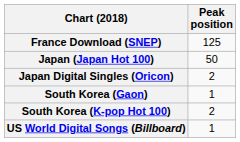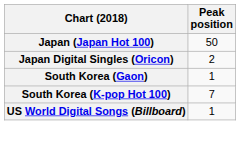- row: (96, 42)
(212, 111) 2 -> (212, 94) 7
